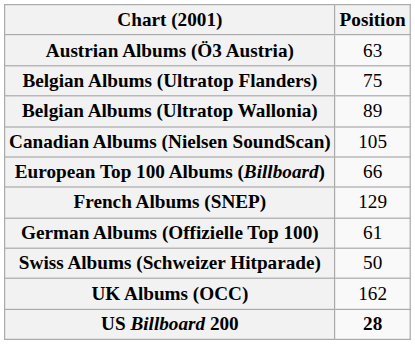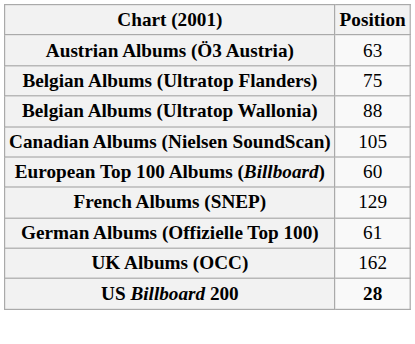(373, 111) 89 -> (373, 111) 88
(373, 171) 66 -> (373, 171) 60
- row: (170, 263)
